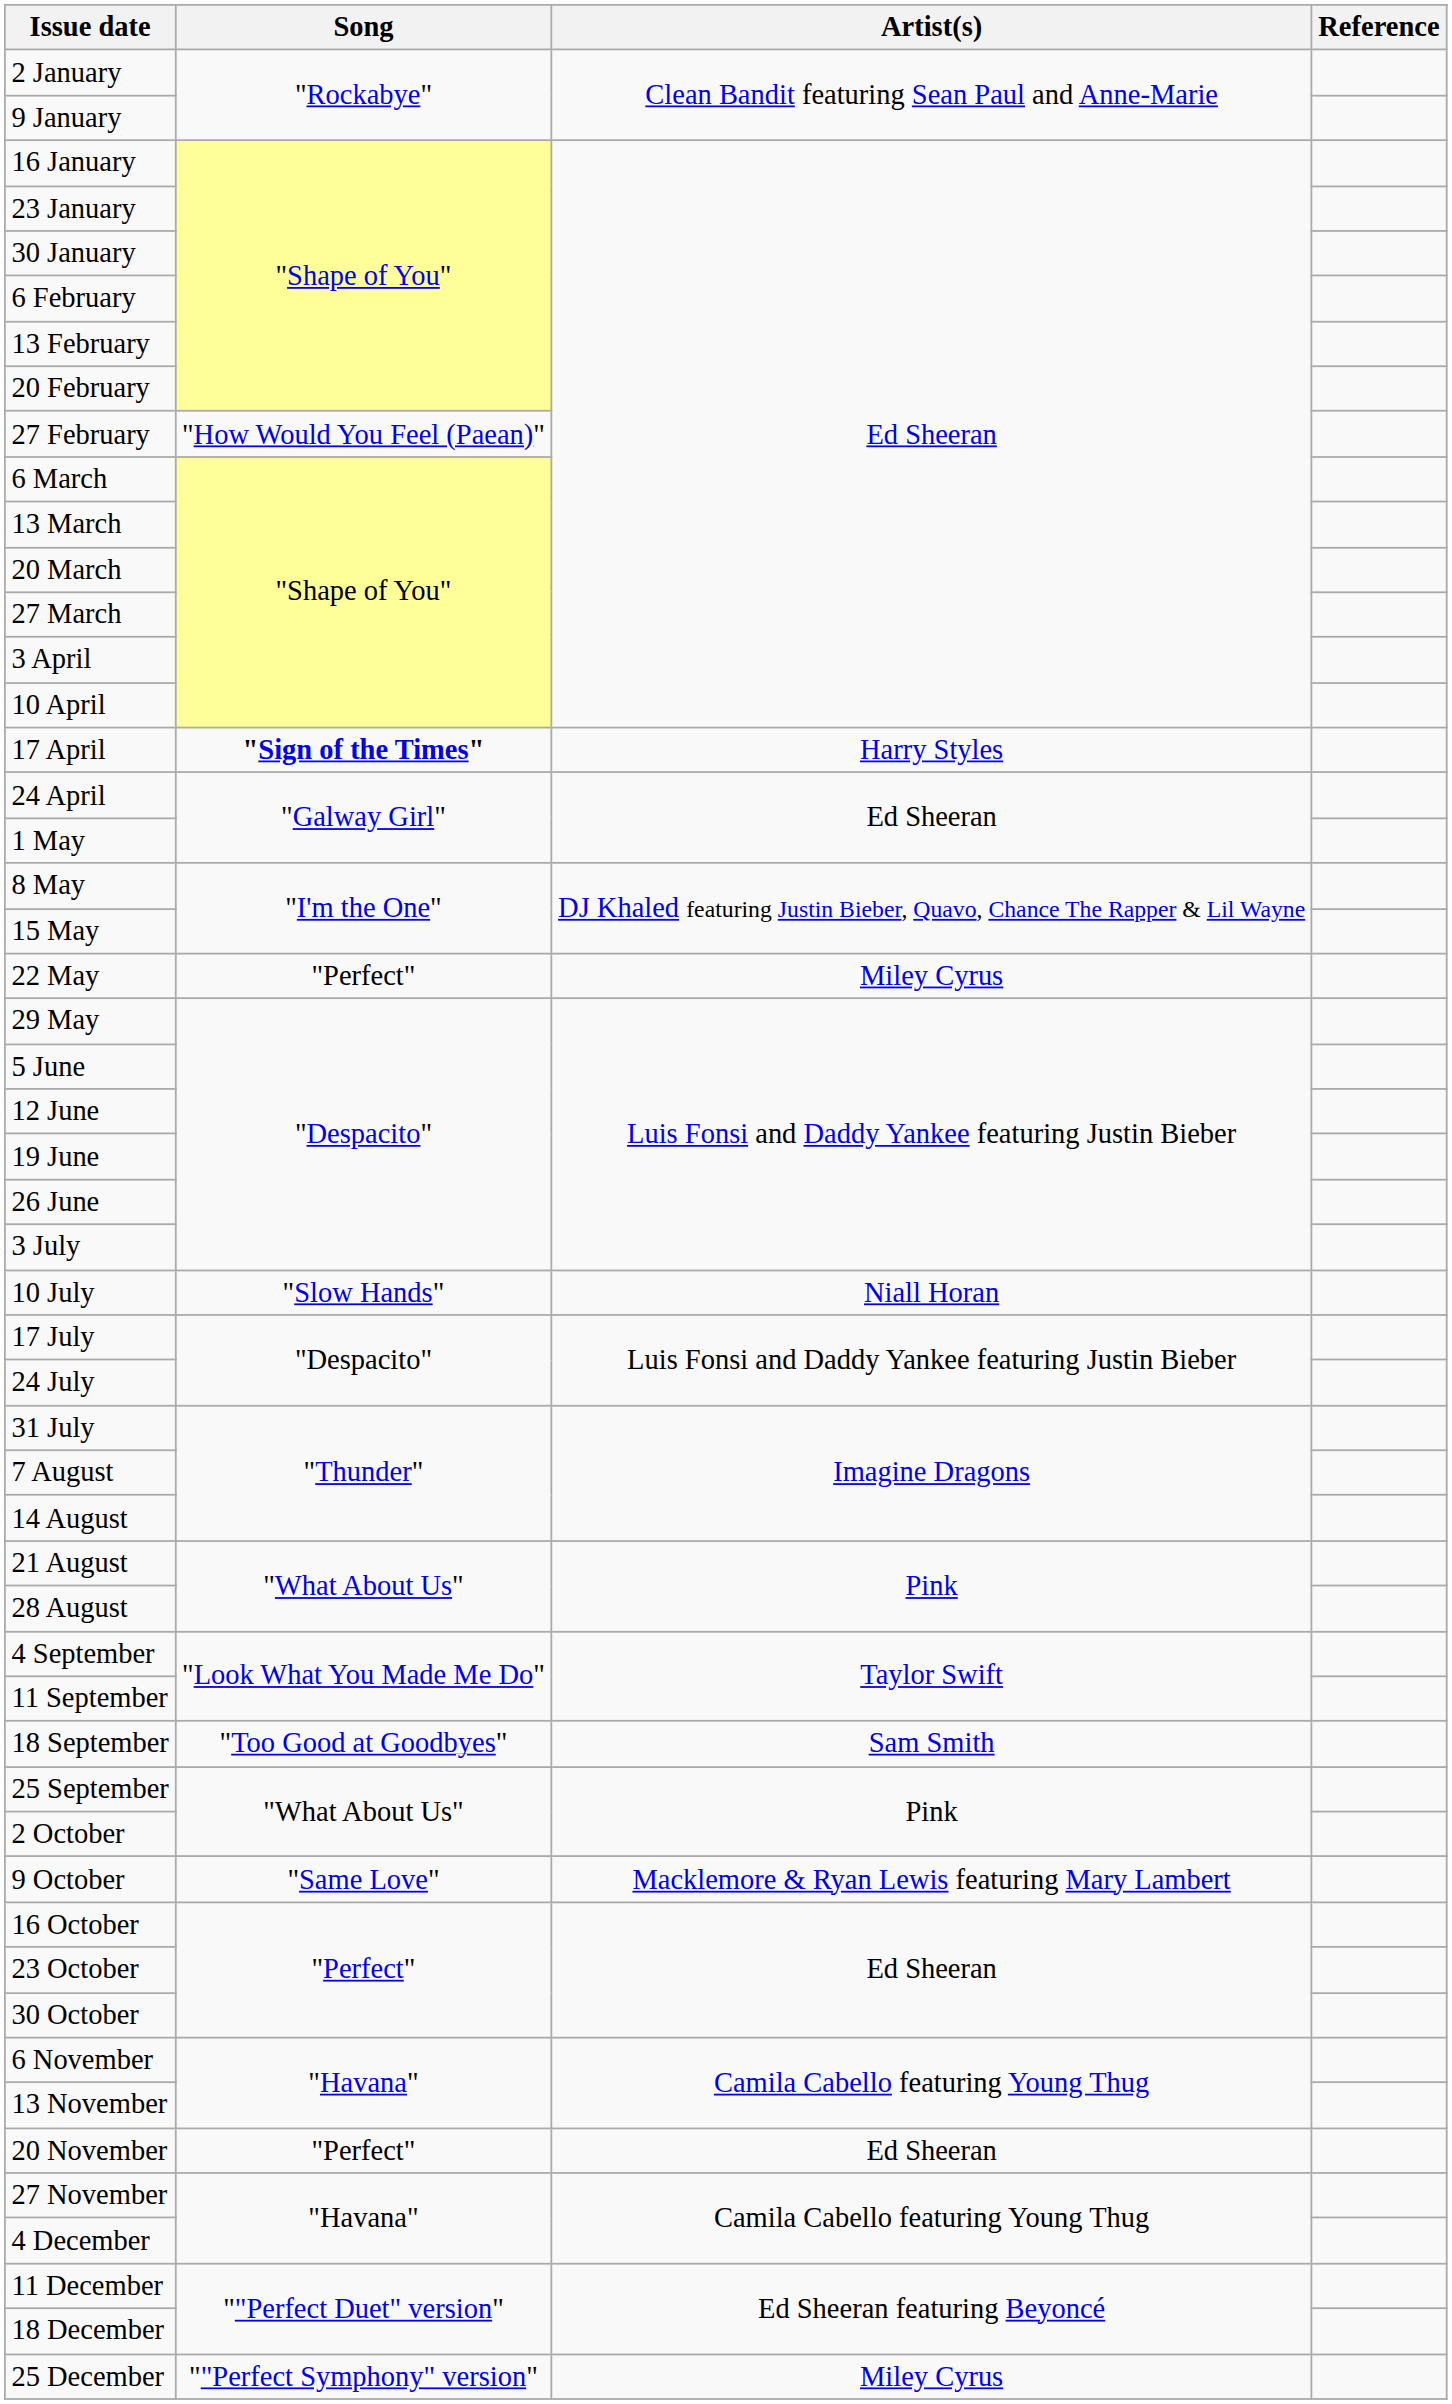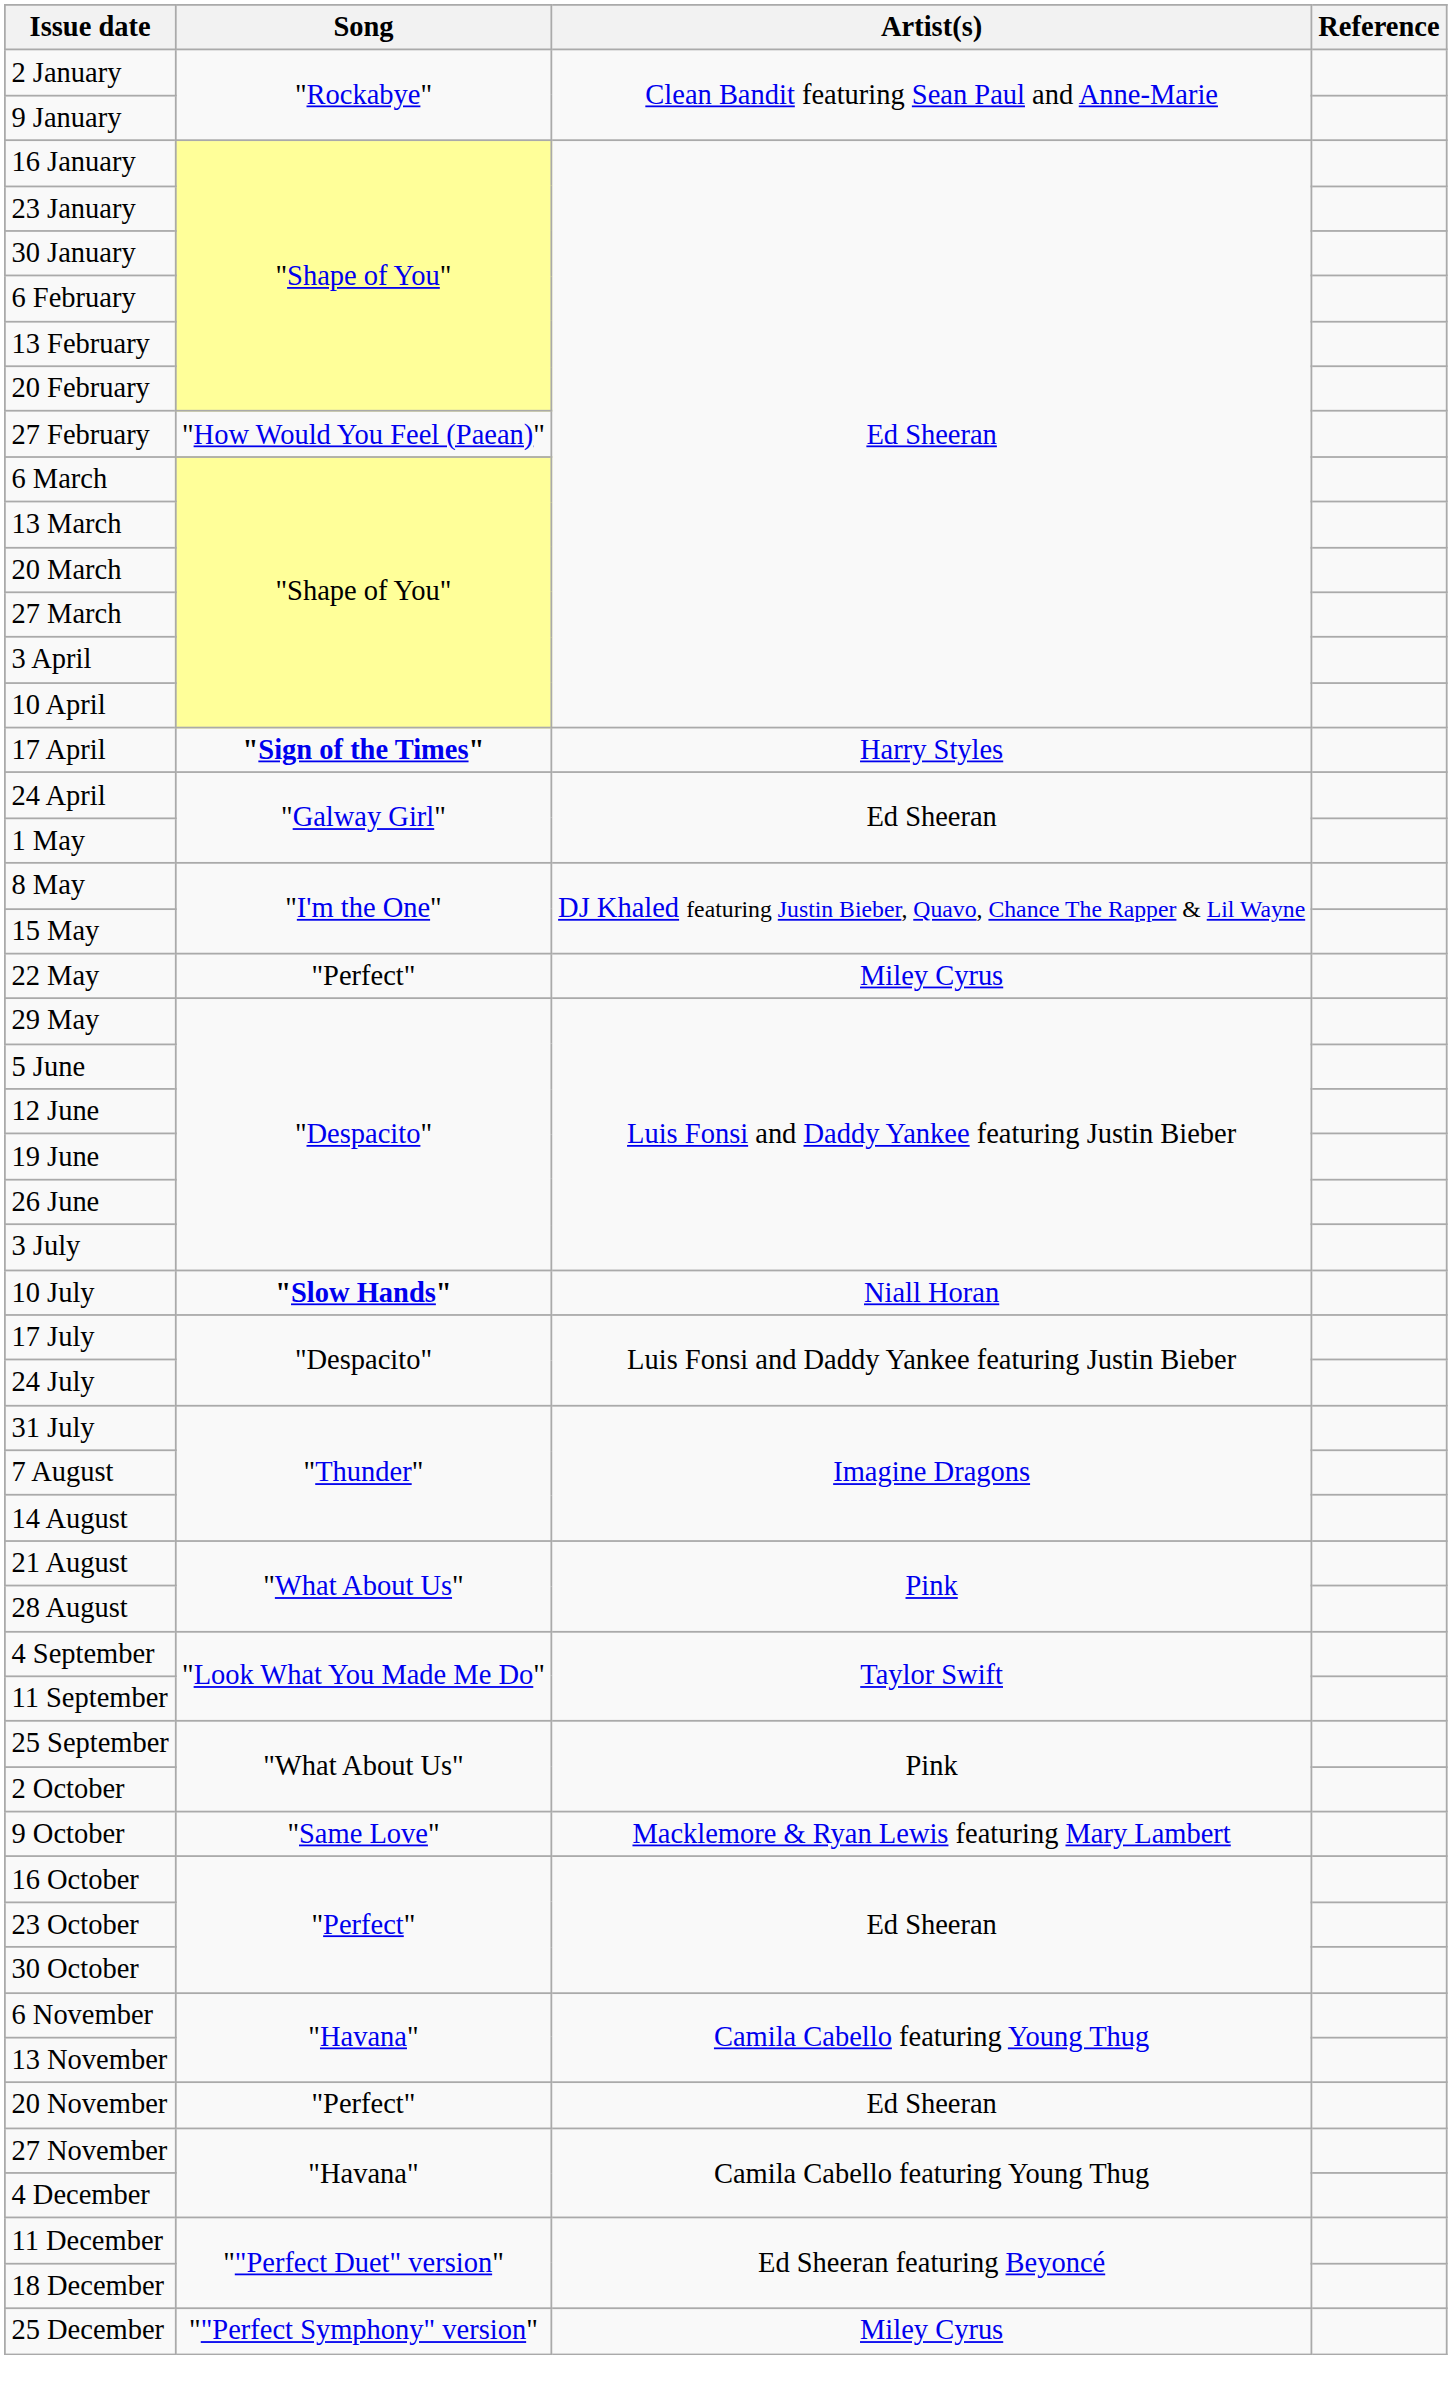(363, 1291) normal -> (363, 1291) bold
- row: (90, 1743)
